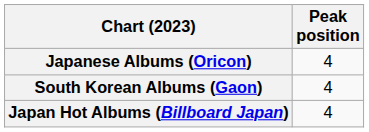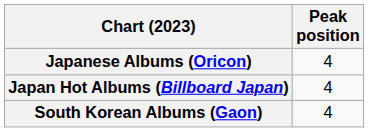rows swapped: (149, 113) <-> (149, 87)
